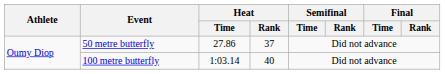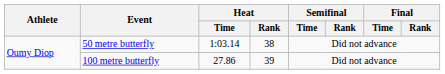(224, 44) 27.86 -> (224, 44) 1:03.14
(269, 44) 37 -> (269, 44) 38
(224, 61) 1:03.14 -> (224, 61) 27.86
(269, 61) 40 -> (269, 61) 39
